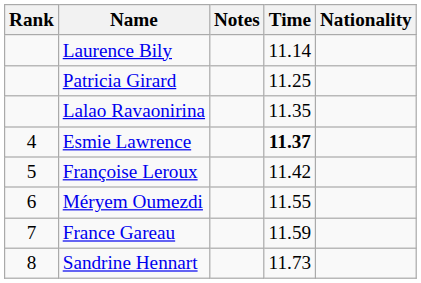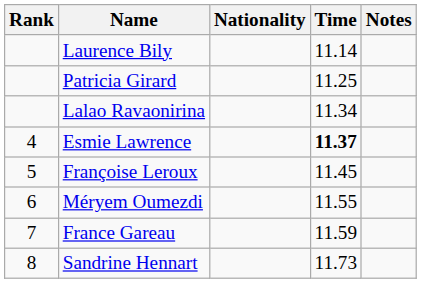columns swapped: (366, 19) <-> (237, 19)
(290, 111) 11.35 -> (336, 111) 11.34
(290, 171) 11.42 -> (336, 171) 11.45
